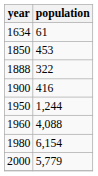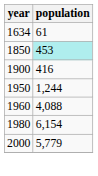(45, 50) no background -> (45, 50) paleturquoise background
- row: (19, 69)
